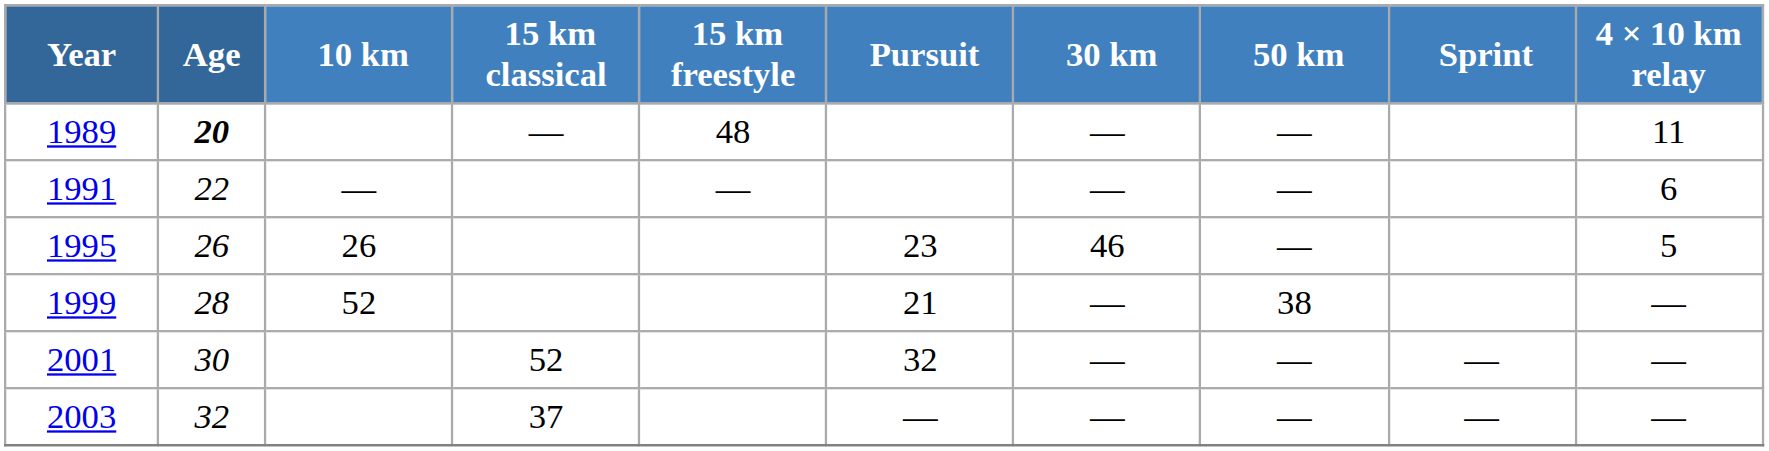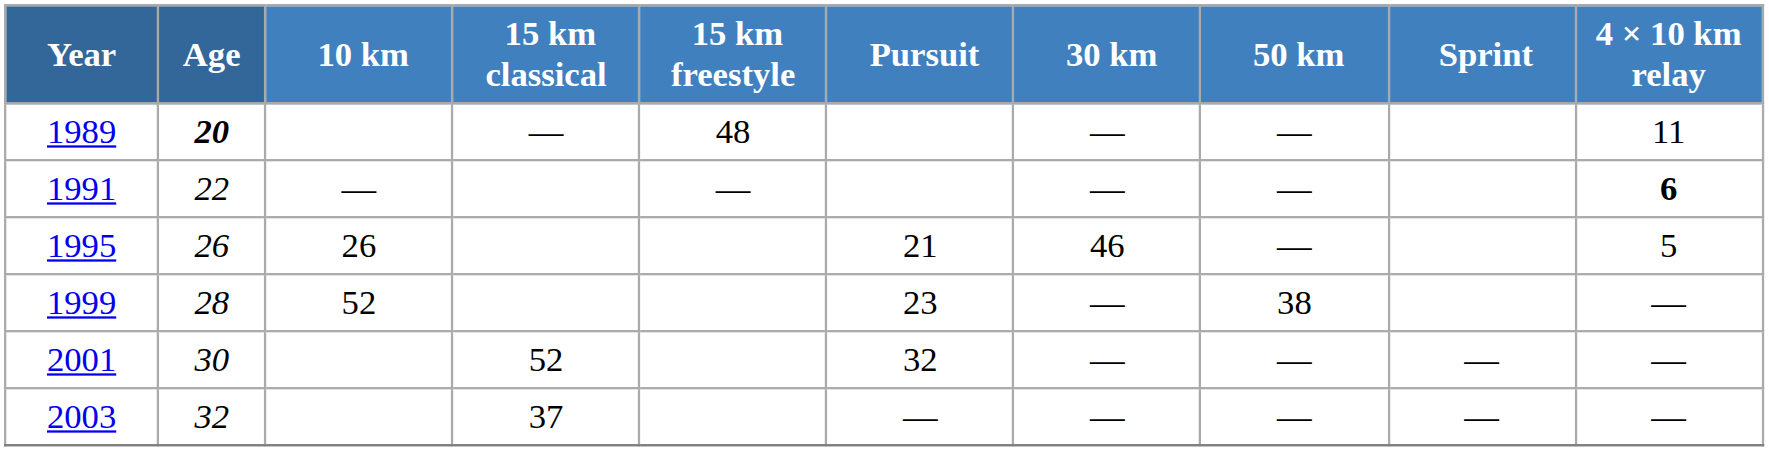(1669, 188) normal -> (1669, 188) bold
(920, 245) 23 -> (920, 245) 21
(920, 302) 21 -> (920, 302) 23
